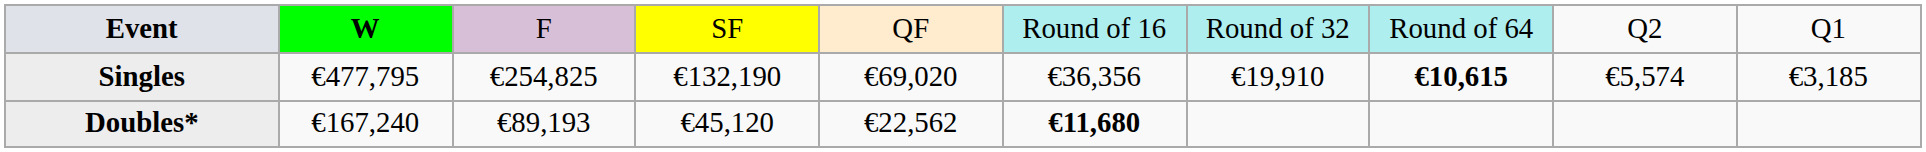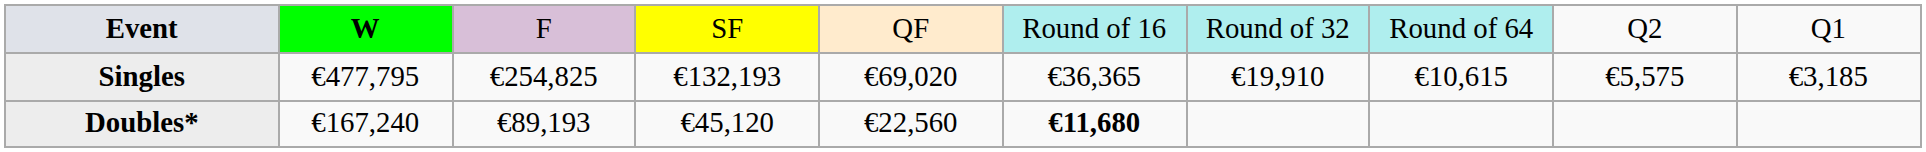(727, 76) €132,190 -> (727, 76) €132,193
(1094, 76) €36,356 -> (1094, 76) €36,365
(1461, 76) bold -> (1461, 76) normal
(1645, 76) €5,574 -> (1645, 76) €5,575
(911, 123) €22,562 -> (911, 123) €22,560
